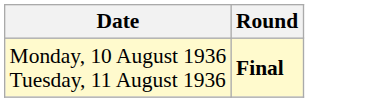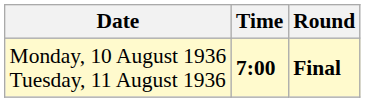+ column: (260, 21)
